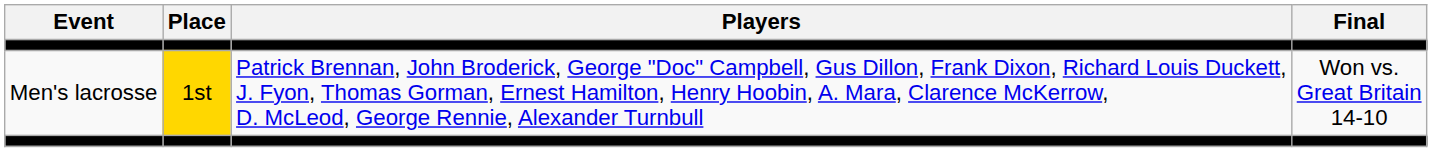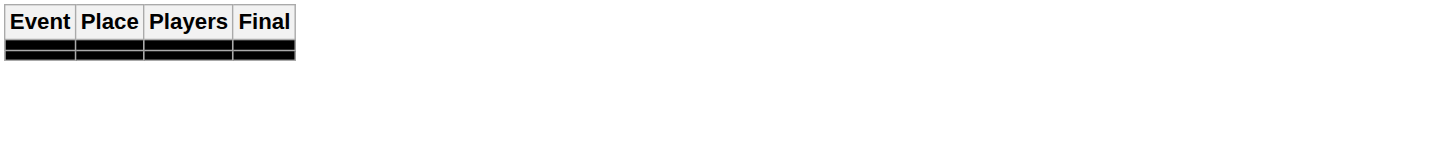- row: (84, 92)
